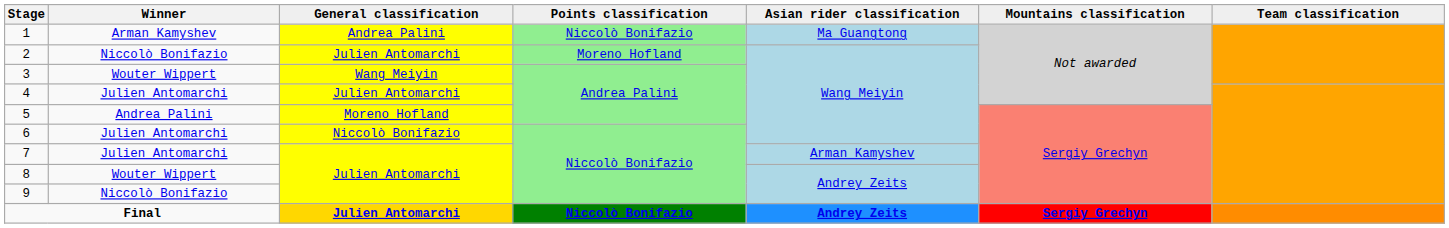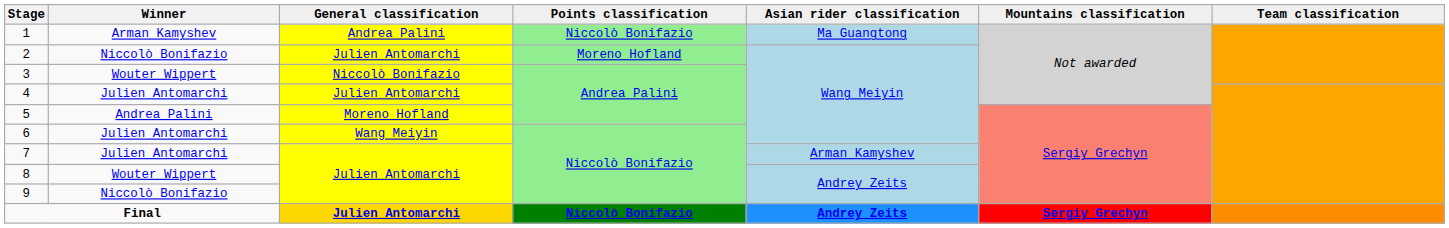(396, 74) Wang Meiyin -> (396, 74) Niccolò Bonifazio
(396, 134) Niccolò Bonifazio -> (396, 134) Wang Meiyin
